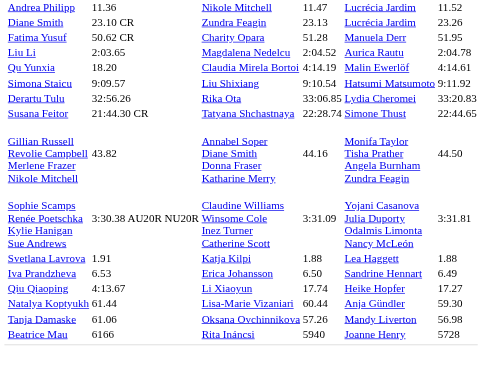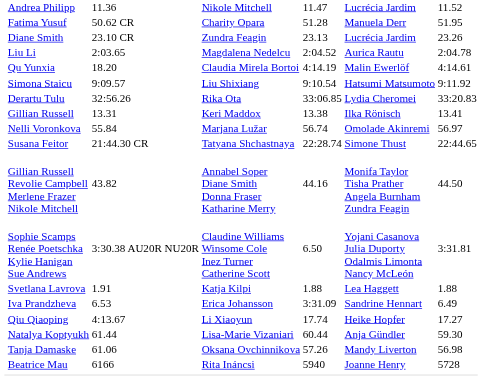rows swapped: (36, 22) <-> (37, 37)
+ row: (41, 113)
+ row: (44, 128)
(320, 218) 3:31.09 -> (312, 248) 6.50
(312, 273) 6.50 -> (320, 304) 3:31.09
